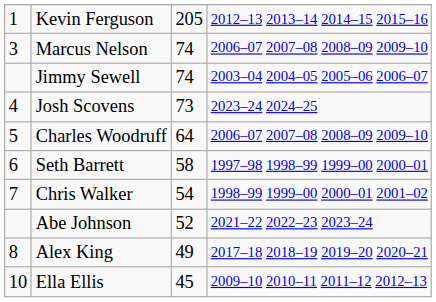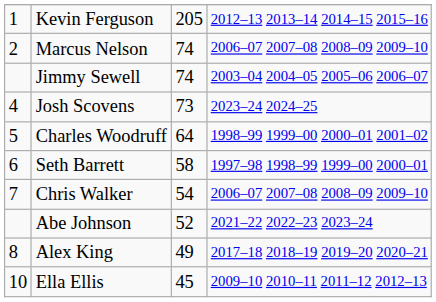(13, 48) 3 -> (13, 48) 2
(319, 135) 2006–07 2007–08 2008–09 2009–10 -> (319, 135) 1998–99 1999–00 2000–01 2001–02
(319, 194) 1998–99 1999–00 2000–01 2001–02 -> (319, 194) 2006–07 2007–08 2008–09 2009–10
